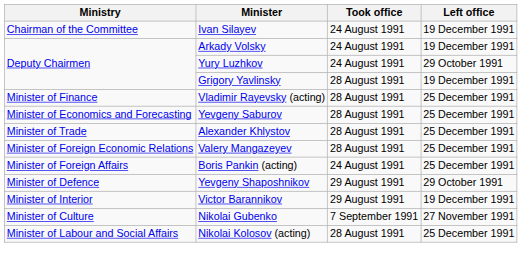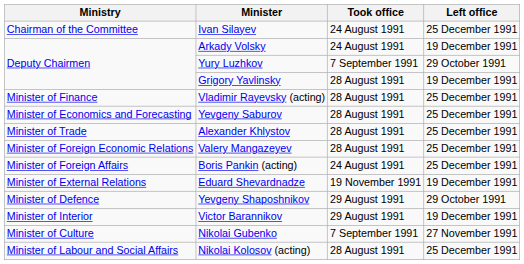(469, 30) 19 December 1991 -> (472, 30) 25 December 1991
(367, 64) 24 August 1991 -> (374, 64) 7 September 1991
+ row: (252, 183)
